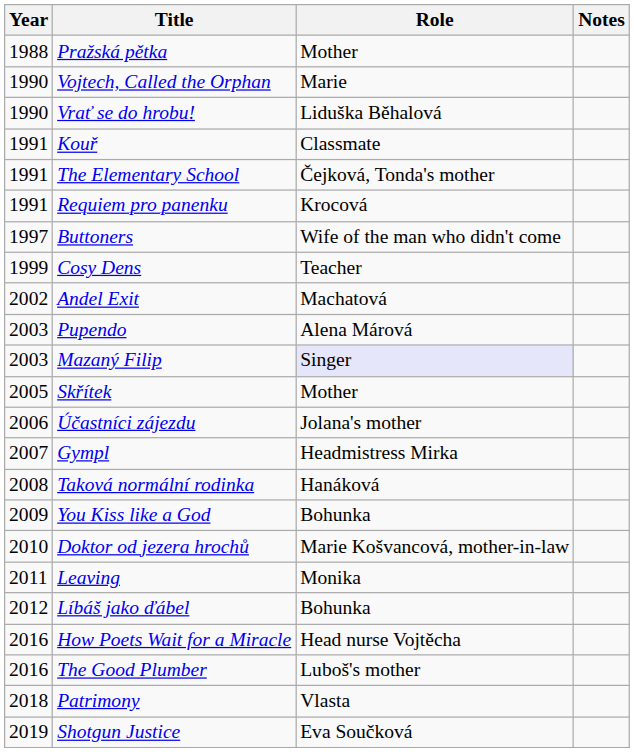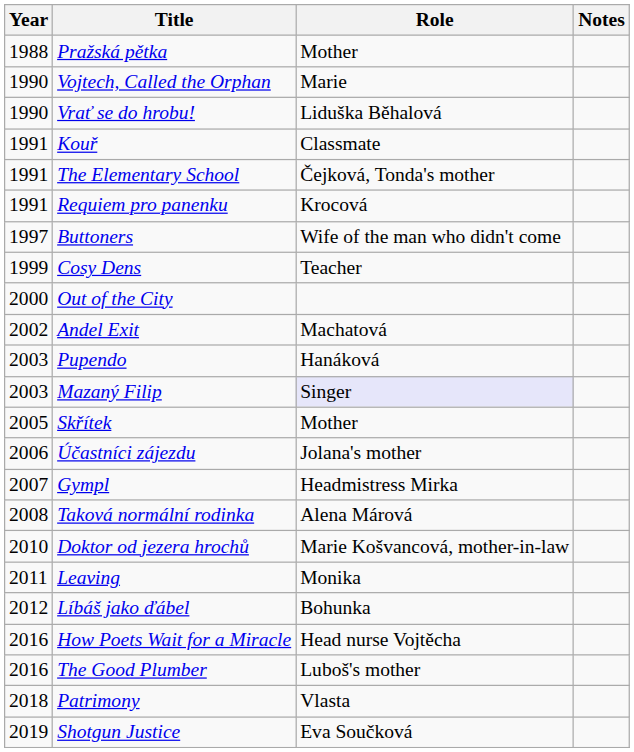+ row: (115, 298)
(356, 329) Alena Márová -> (340, 360) Hanáková
(340, 484) Hanáková -> (356, 515) Alena Márová
- row: (134, 515)
